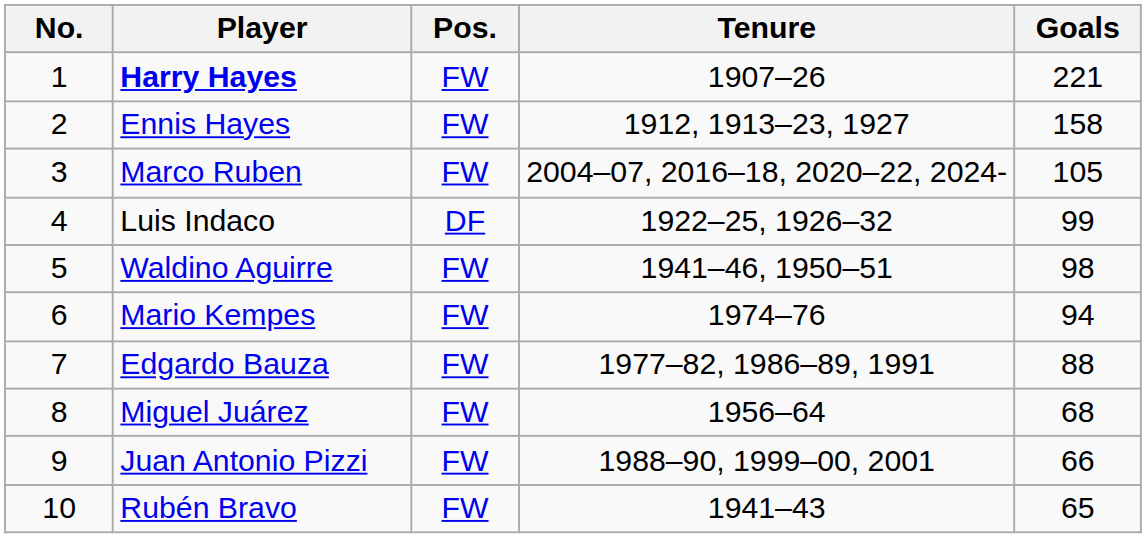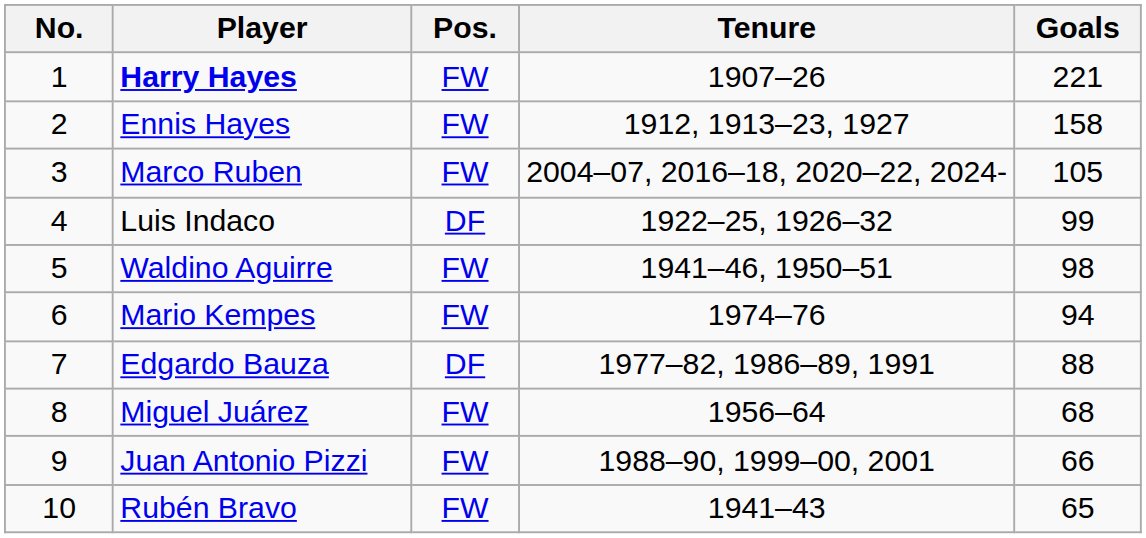(465, 364) FW -> (465, 364) DF
